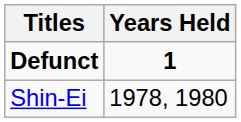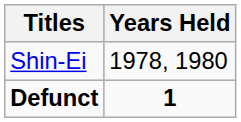rows swapped: (54, 60) <-> (48, 98)
